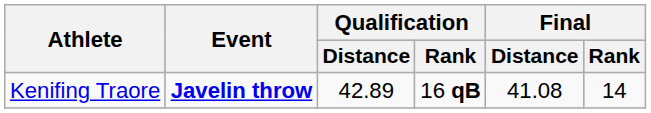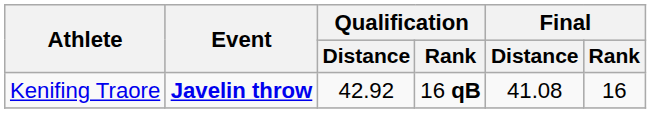(366, 91) 42.89 -> (366, 91) 42.92
(614, 91) 14 -> (614, 91) 16
